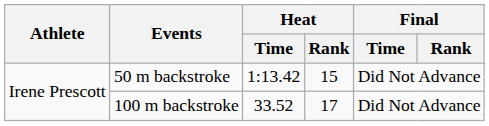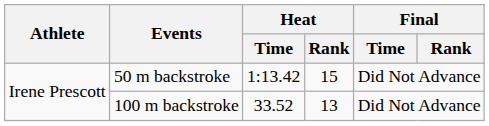(329, 106) 17 -> (329, 106) 13
